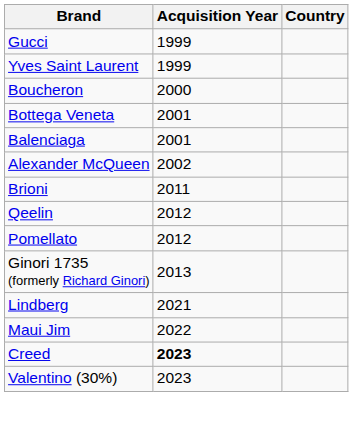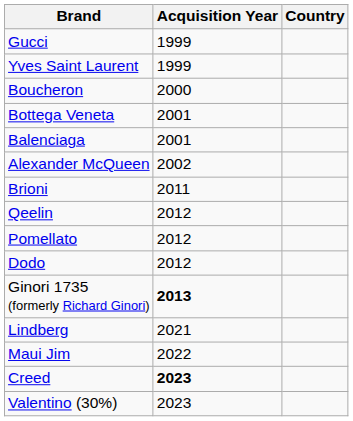+ row: (27, 262)
(174, 271) normal -> (174, 296) bold
